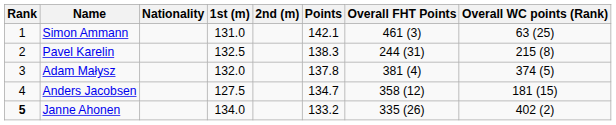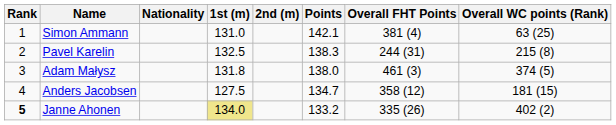(402, 33) 461 (3) -> (402, 33) 381 (4)
(230, 71) 132.0 -> (230, 71) 131.8
(323, 71) 137.8 -> (323, 71) 138.0
(402, 71) 381 (4) -> (402, 71) 461 (3)
(230, 110) no background -> (230, 110) khaki background
